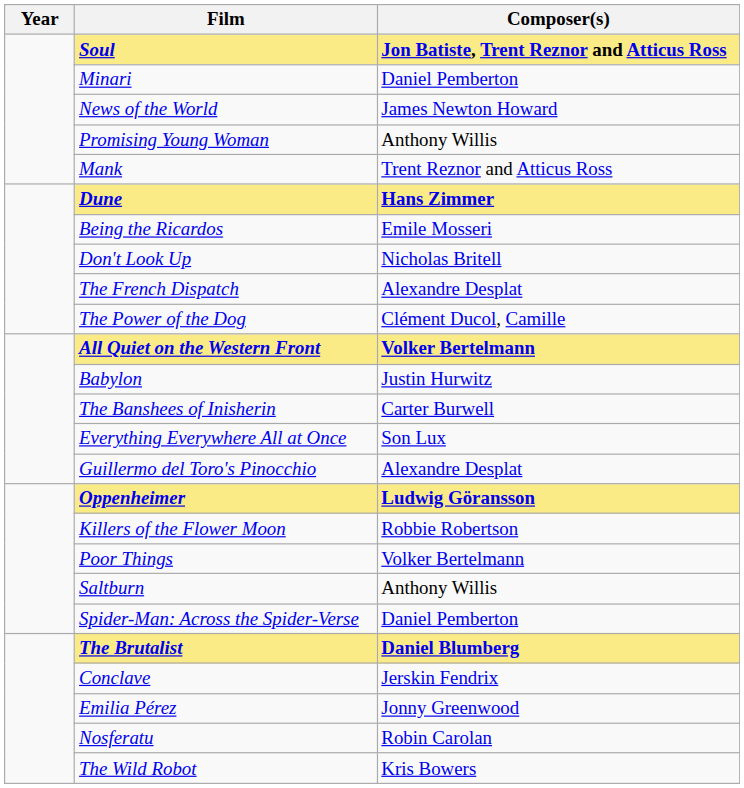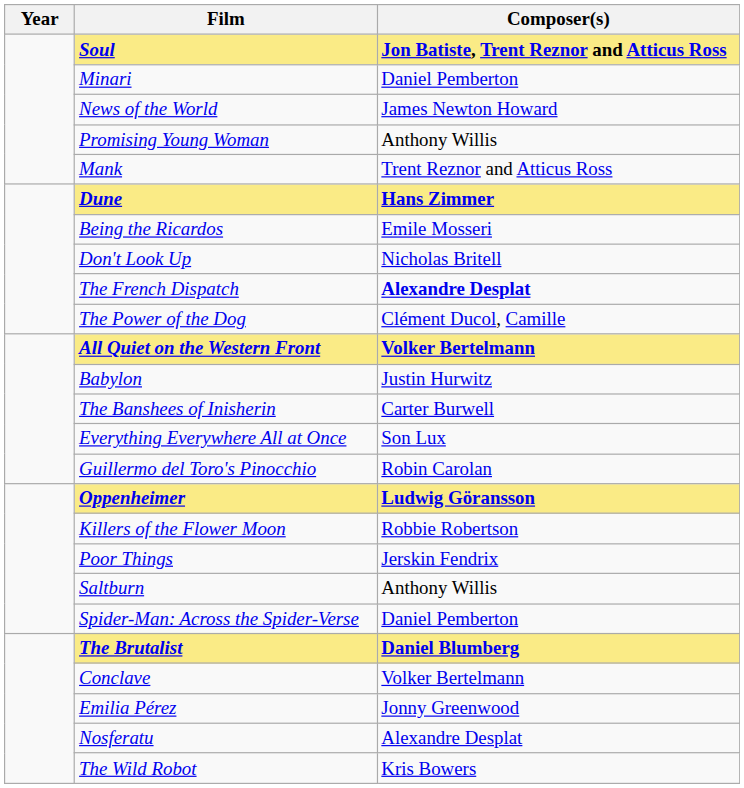(452, 288) normal -> (456, 288) bold
(452, 468) Alexandre Desplat -> (437, 468) Robin Carolan
(453, 558) Volker Bertelmann -> (440, 558) Jerskin Fendrix
(440, 678) Jerskin Fendrix -> (453, 678) Volker Bertelmann
(437, 738) Robin Carolan -> (452, 738) Alexandre Desplat
